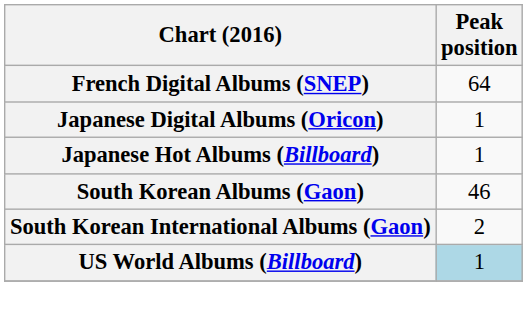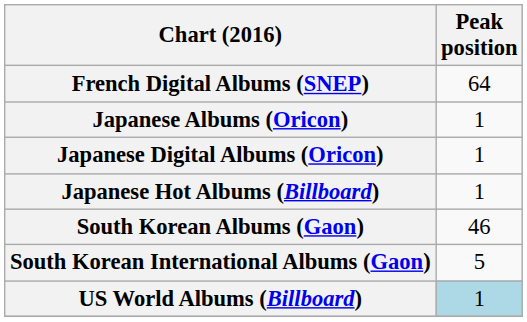+ row: (220, 119)
(479, 226) 2 -> (479, 262) 5
